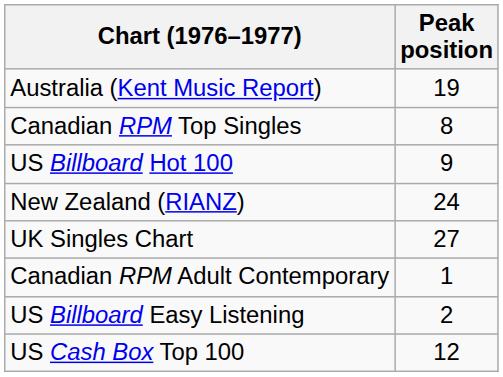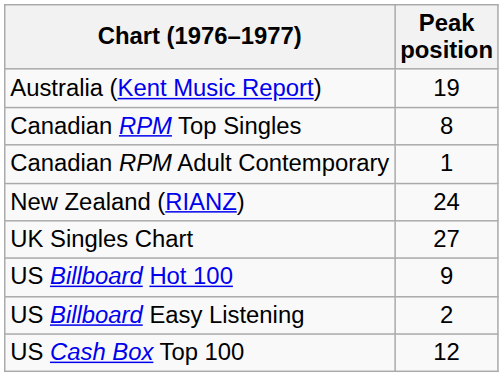rows swapped: (200, 277) <-> (122, 163)
